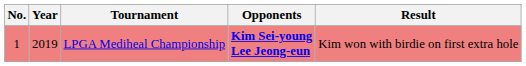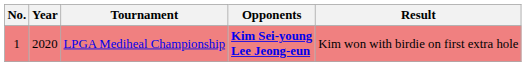(45, 43) 2019 -> (45, 43) 2020
